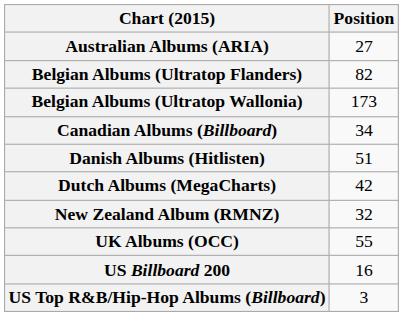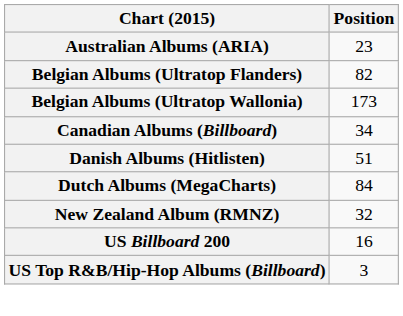(364, 46) 27 -> (364, 46) 23
(364, 185) 42 -> (364, 185) 84
- row: (167, 241)
